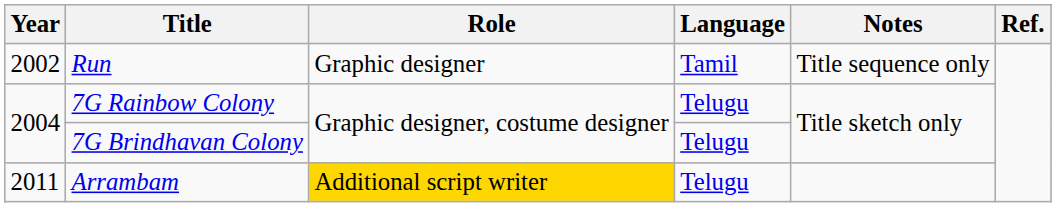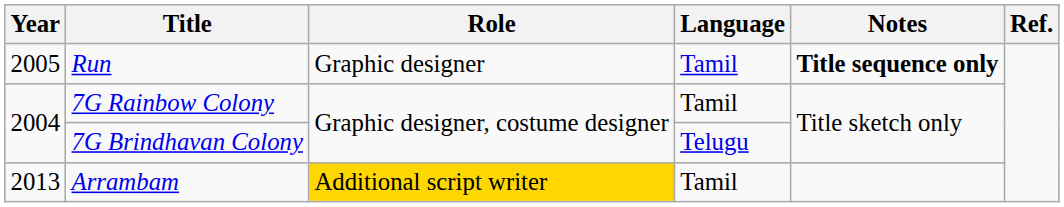(35, 63) 2002 -> (35, 63) 2005
(893, 63) normal -> (897, 63) bold
(714, 102) Telugu -> (709, 102) Tamil
(35, 181) 2011 -> (35, 181) 2013
(714, 181) Telugu -> (709, 181) Tamil
